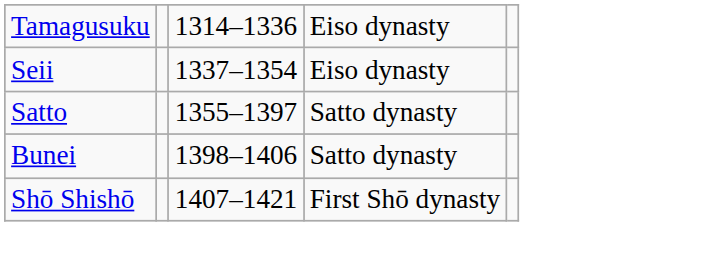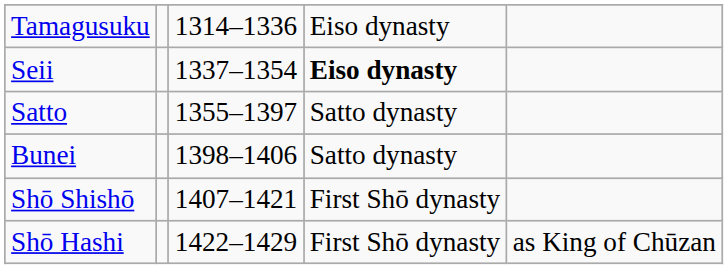(380, 69) normal -> (383, 69) bold
+ row: (67, 241)
